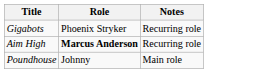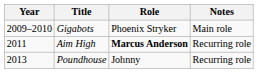+ column: (29, 12)
(172, 28) Recurring role -> (212, 28) Main role
(162, 60) Main role -> (222, 60) Recurring role
